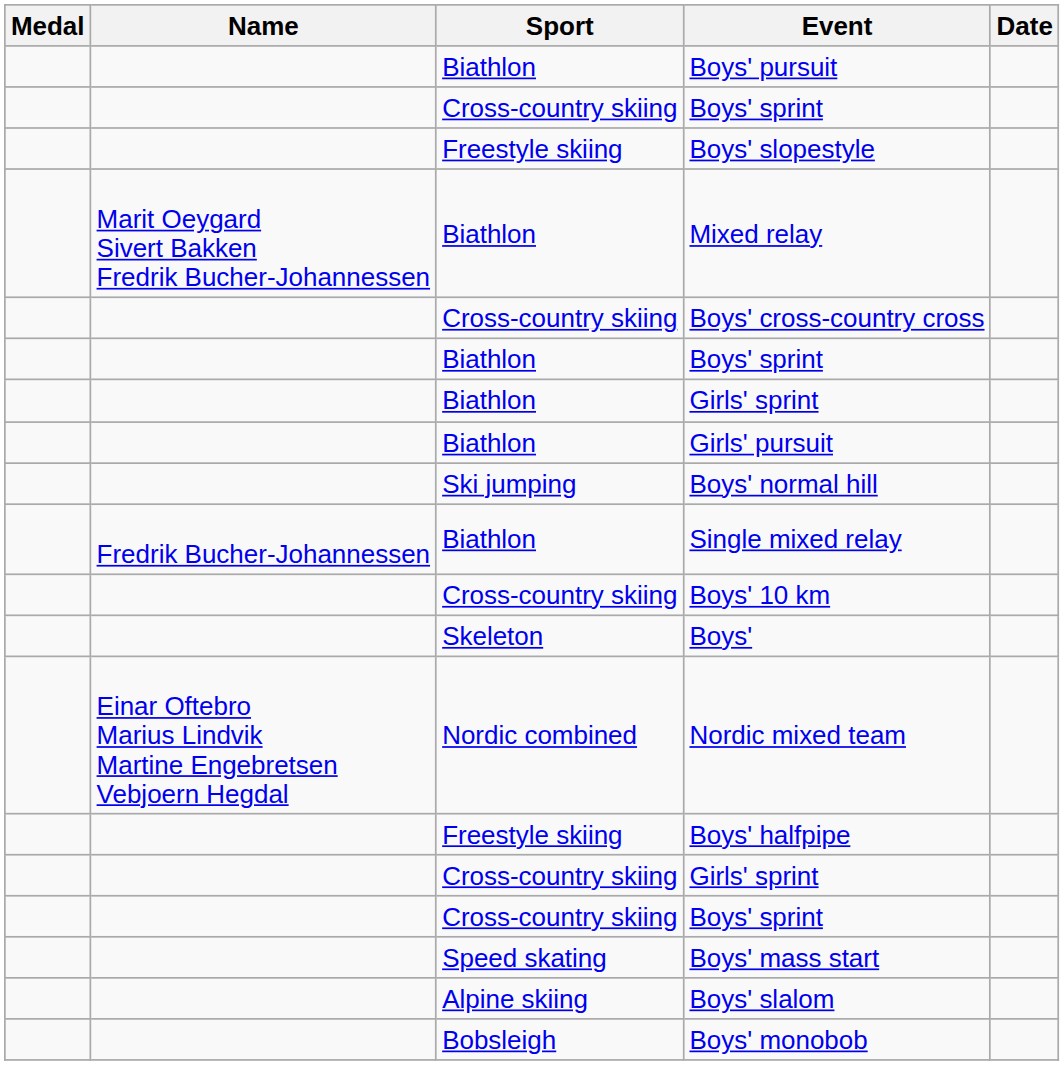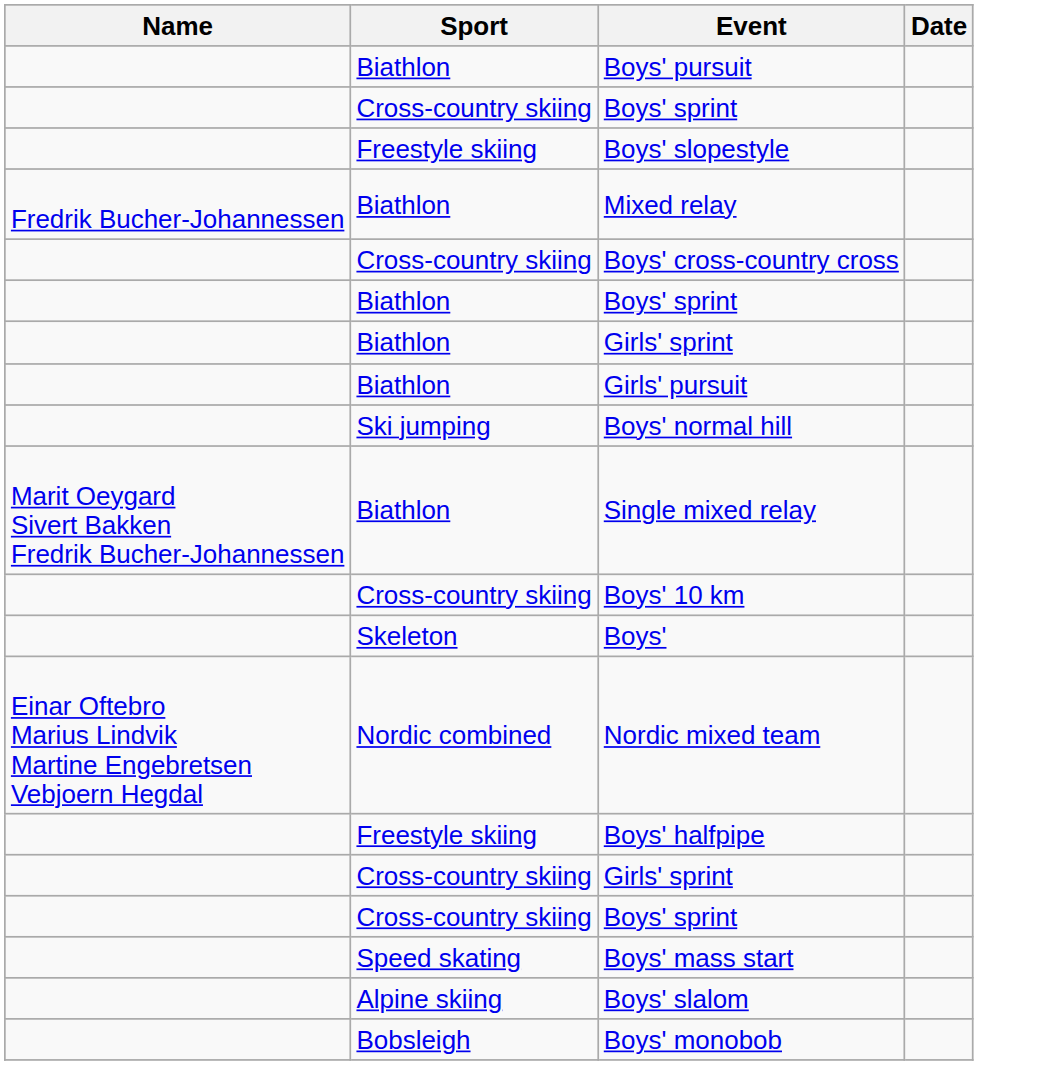- column: (48, 26)
(263, 248) Marit Oeygard Sivert Bakken Fredrik Bucher-Johannessen -> (178, 219) Fredrik Bucher-Johannessen
(263, 553) Fredrik Bucher-Johannessen -> (178, 524) Marit Oeygard Sivert Bakken Fredrik Bucher-Johannessen
